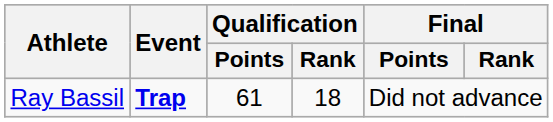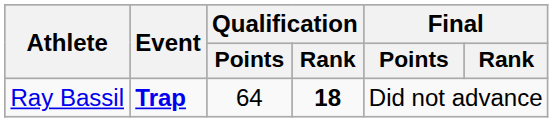(249, 98) 61 -> (249, 98) 64
(328, 98) normal -> (328, 98) bold
